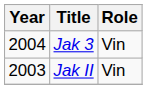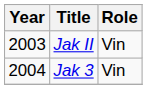rows swapped: (74, 71) <-> (74, 44)
